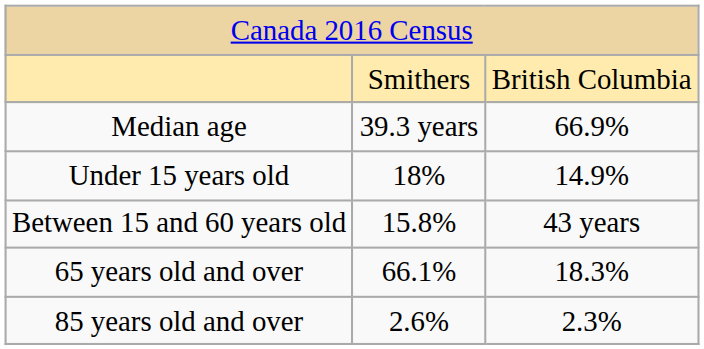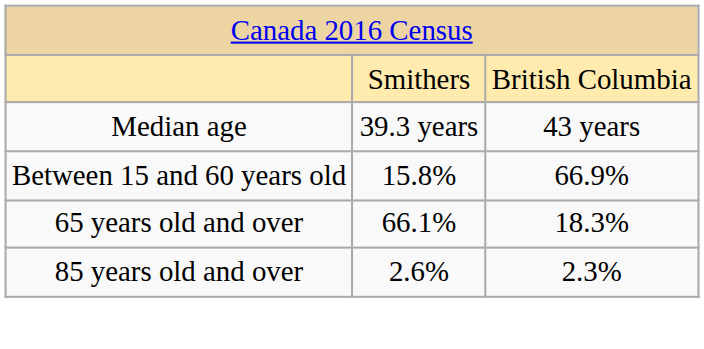(592, 126) 66.9% -> (592, 126) 43 years
- row: (179, 174)
(592, 223) 43 years -> (592, 174) 66.9%
